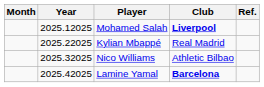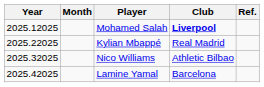columns swapped: (21, 12) <-> (66, 12)
(196, 74) bold -> (194, 74) normal
